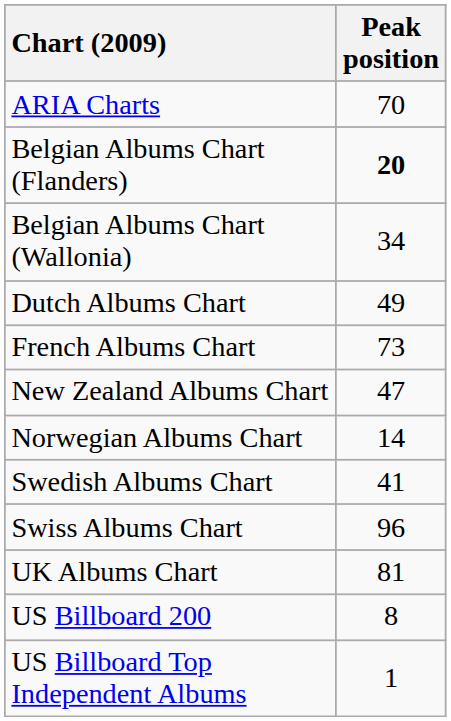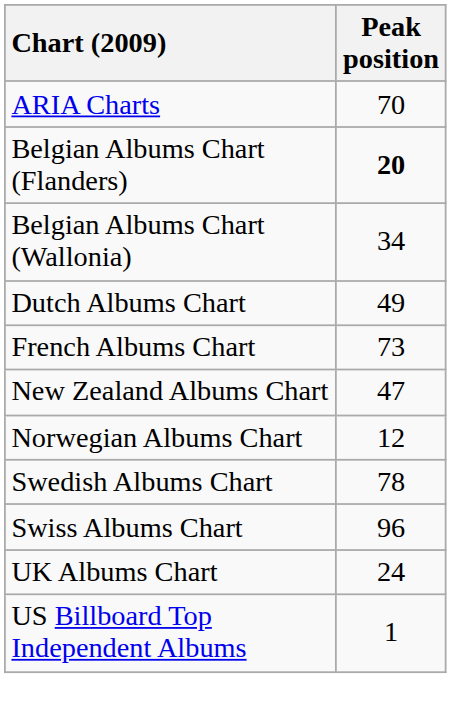(391, 436) 14 -> (391, 436) 12
(391, 481) 41 -> (391, 481) 78
(391, 571) 81 -> (391, 571) 24
- row: (111, 616)
